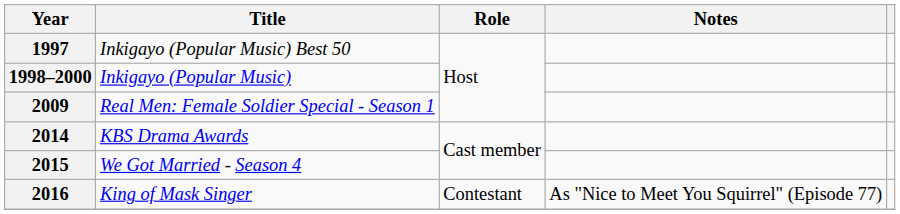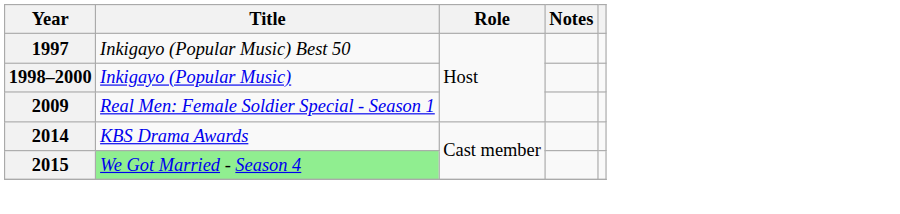(201, 164) no background -> (201, 164) lightgreen background
- row: (50, 194)
